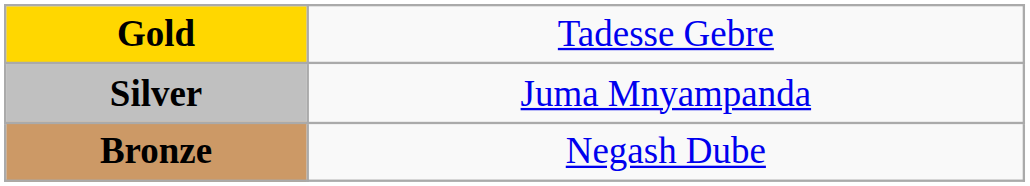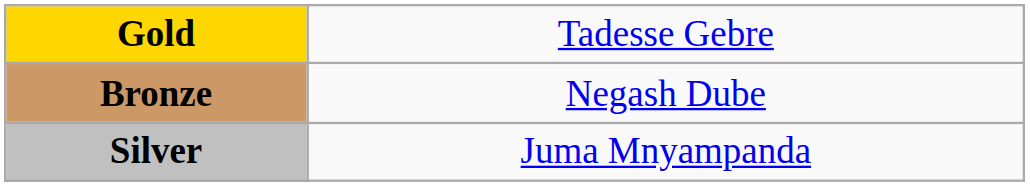rows swapped: (156, 92) <-> (156, 151)
